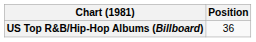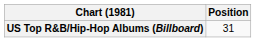(228, 28) 36 -> (228, 28) 31
